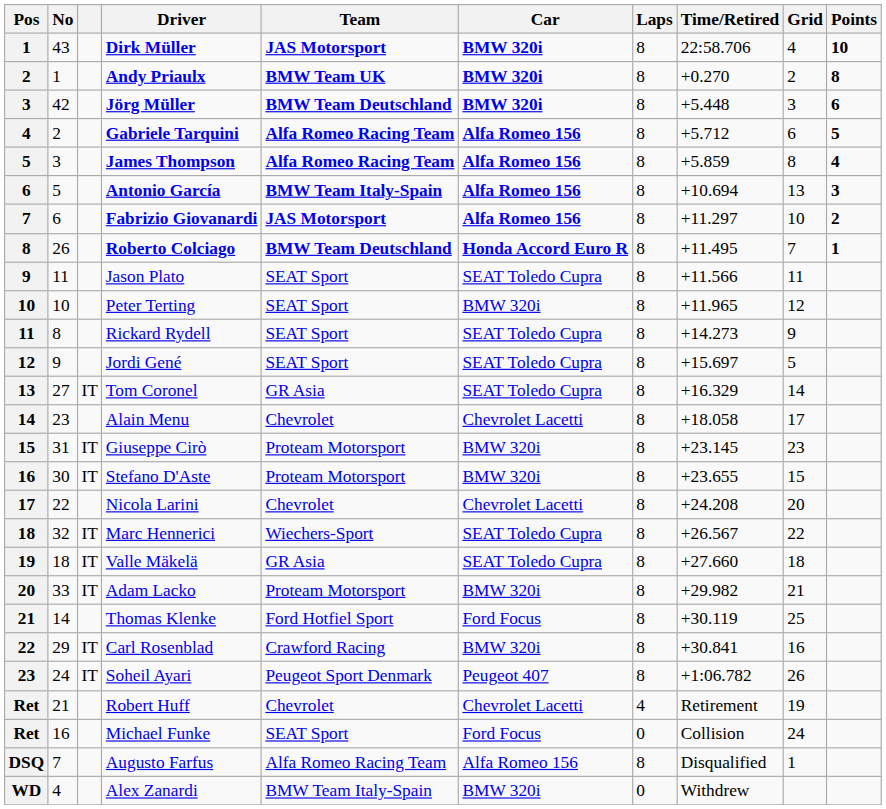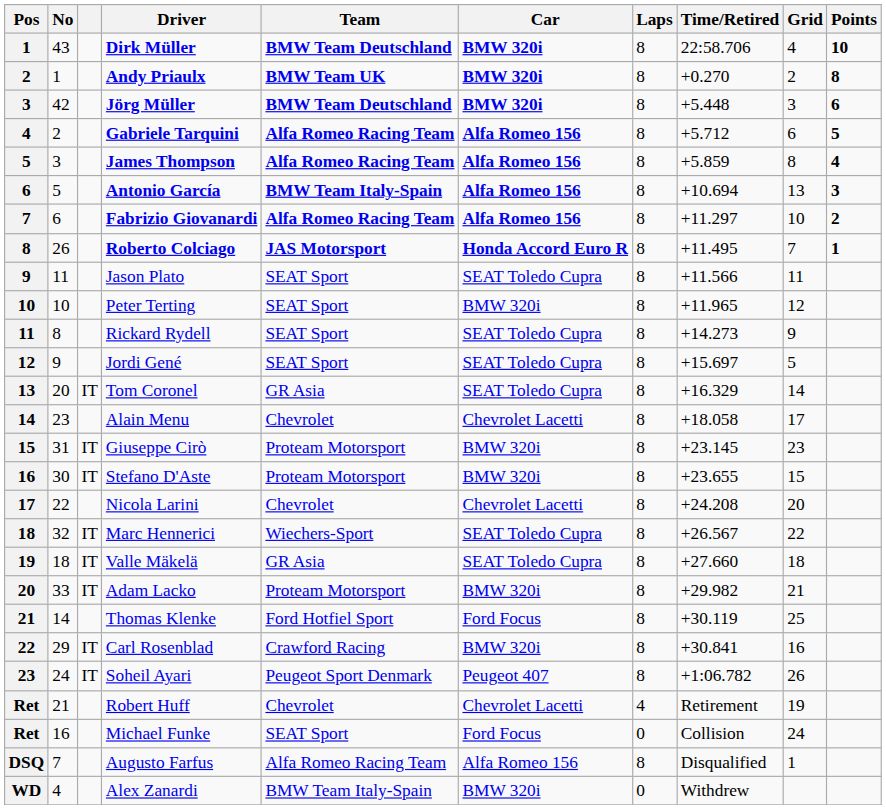(326, 47) JAS Motorsport -> (359, 47) BMW Team Deutschland
(326, 218) JAS Motorsport -> (360, 218) Alfa Romeo Racing Team
(359, 247) BMW Team Deutschland -> (326, 247) JAS Motorsport
(61, 390) 27 -> (61, 390) 20
